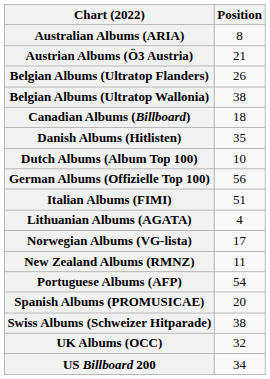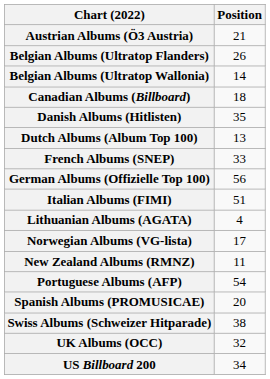- row: (109, 35)
(240, 96) 38 -> (240, 76) 14
(240, 158) 10 -> (240, 138) 13
+ row: (109, 158)
